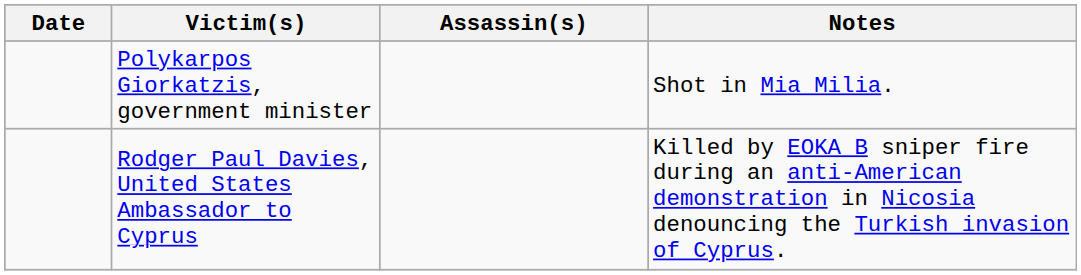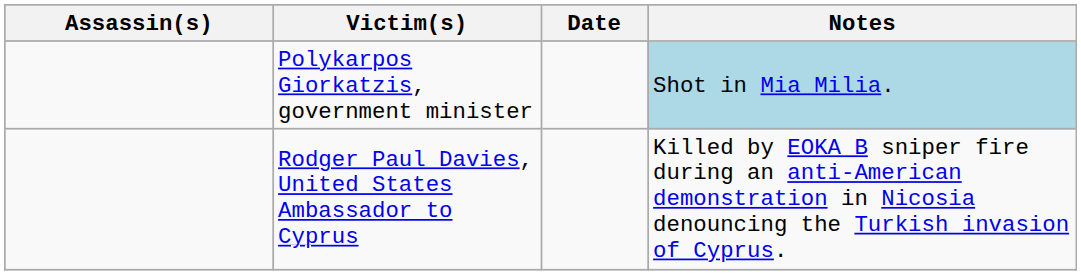columns swapped: (58, 23) <-> (514, 23)
(774, 85) no background -> (774, 85) lightblue background
